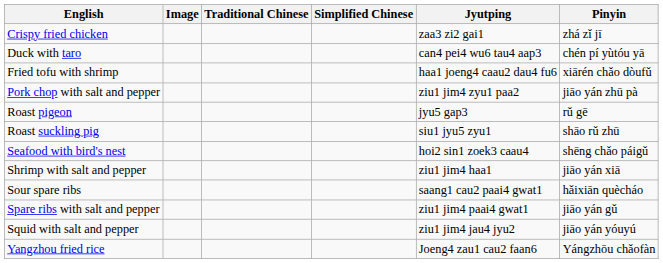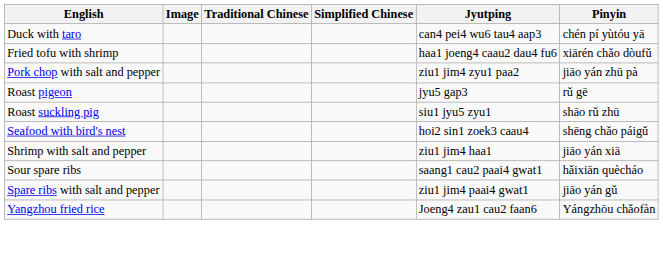- row: (58, 33)
- row: (73, 229)
